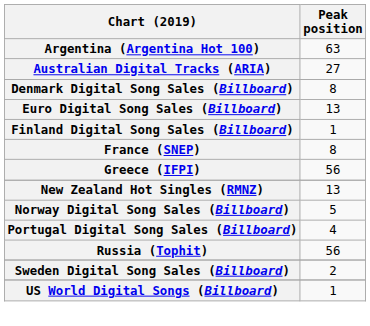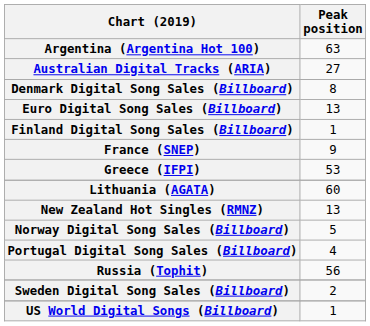(333, 150) 8 -> (333, 150) 9
(333, 170) 56 -> (333, 170) 53
+ row: (152, 190)
